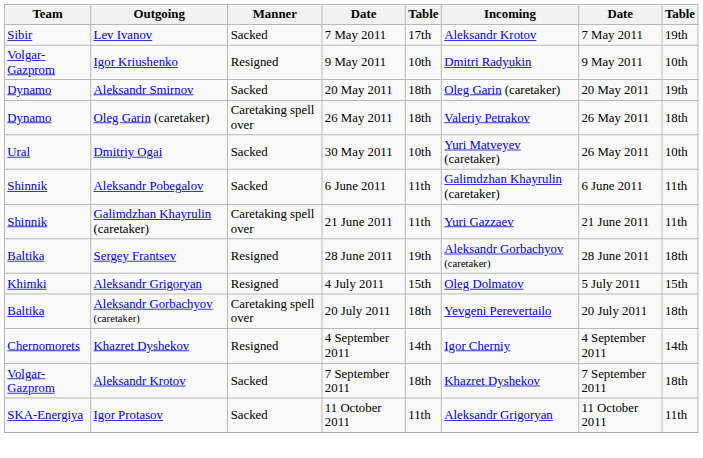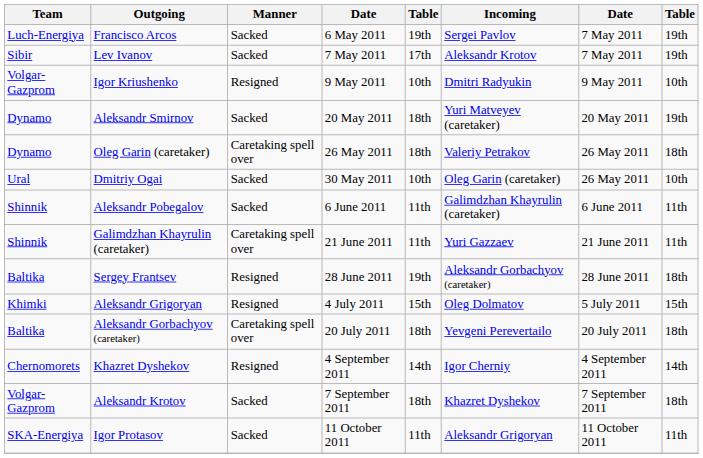+ row: (135, 34)
(502, 89) Oleg Garin (caretaker) -> (483, 117) Yuri Matveyev (caretaker)
(483, 152) Yuri Matveyev (caretaker) -> (502, 179) Oleg Garin (caretaker)
